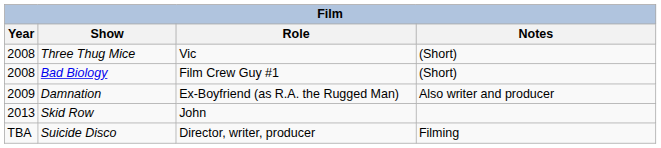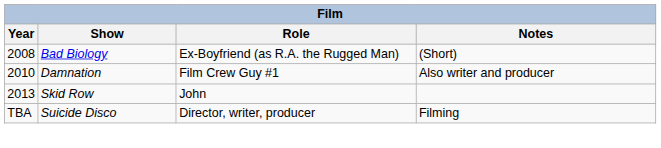- row: (88, 53)
(229, 73) Film Crew Guy #1 -> (289, 53) Ex-Boyfriend (as R.A. the Rugged Man)
(21, 93) 2009 -> (21, 73) 2010
(289, 93) Ex-Boyfriend (as R.A. the Rugged Man) -> (229, 73) Film Crew Guy #1
